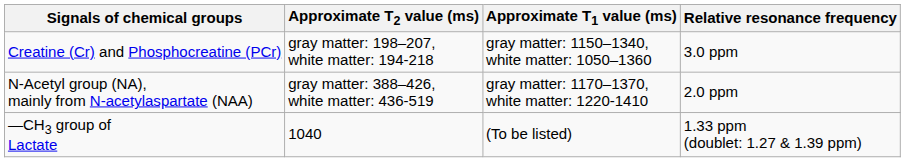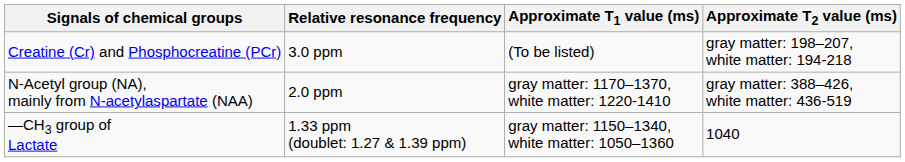columns swapped: (790, 17) <-> (384, 18)
(569, 51) gray matter: 1150–1340, white matter: 1050–1360 -> (551, 51) (To be listed)
(529, 134) (To be listed) -> (591, 134) gray matter: 1150–1340, white matter: 1050–1360
